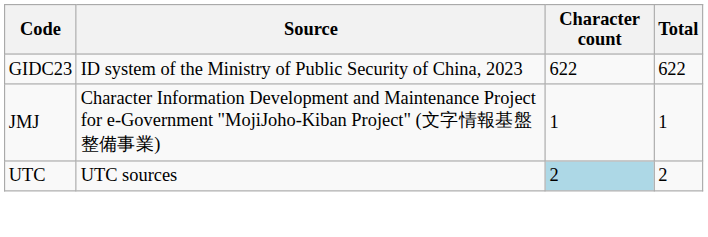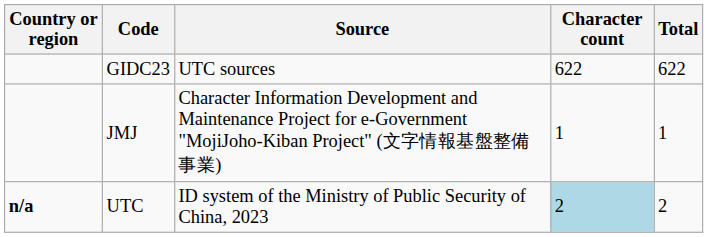+ column: (53, 29)
(302, 68) ID system of the Ministry of Public Security of China, 2023 -> (227, 68) UTC sources
(129, 175) UTC sources -> (352, 206) ID system of the Ministry of Public Security of China, 2023
